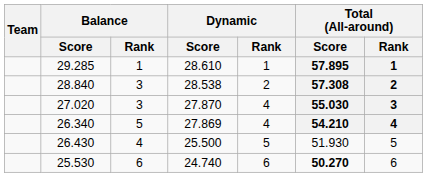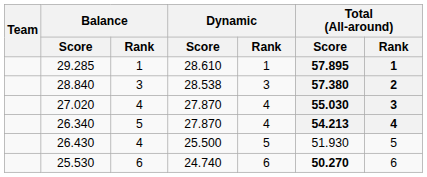(266, 85) 2 -> (266, 85) 3
(330, 85) 57.308 -> (330, 85) 57.380
(139, 104) 3 -> (139, 104) 4
(203, 124) 27.869 -> (203, 124) 27.870
(330, 124) 54.210 -> (330, 124) 54.213
